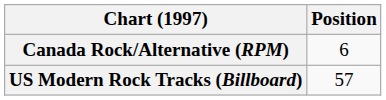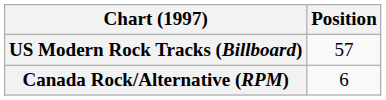rows swapped: (156, 49) <-> (156, 79)
